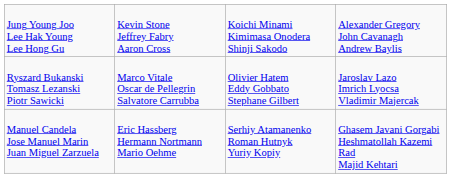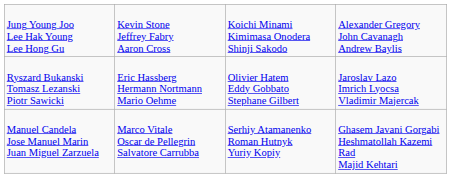(158, 89) Marco Vitale Oscar de Pellegrin Salvatore Carrubba -> (160, 89) Eric Hassberg Hermann Nortmann Mario Oehme
(160, 141) Eric Hassberg Hermann Nortmann Mario Oehme -> (158, 141) Marco Vitale Oscar de Pellegrin Salvatore Carrubba
